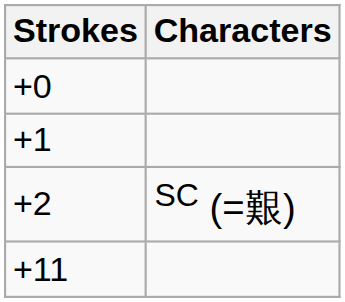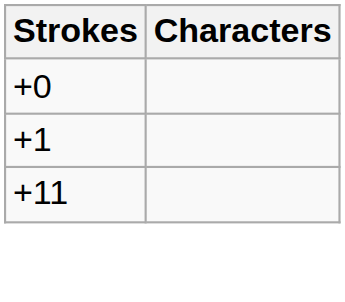- row: (32, 204)
